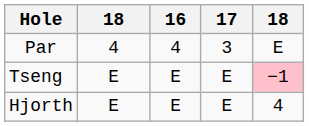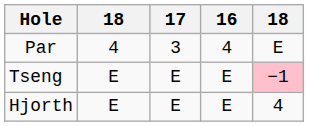columns swapped: (176, 19) <-> (227, 19)
